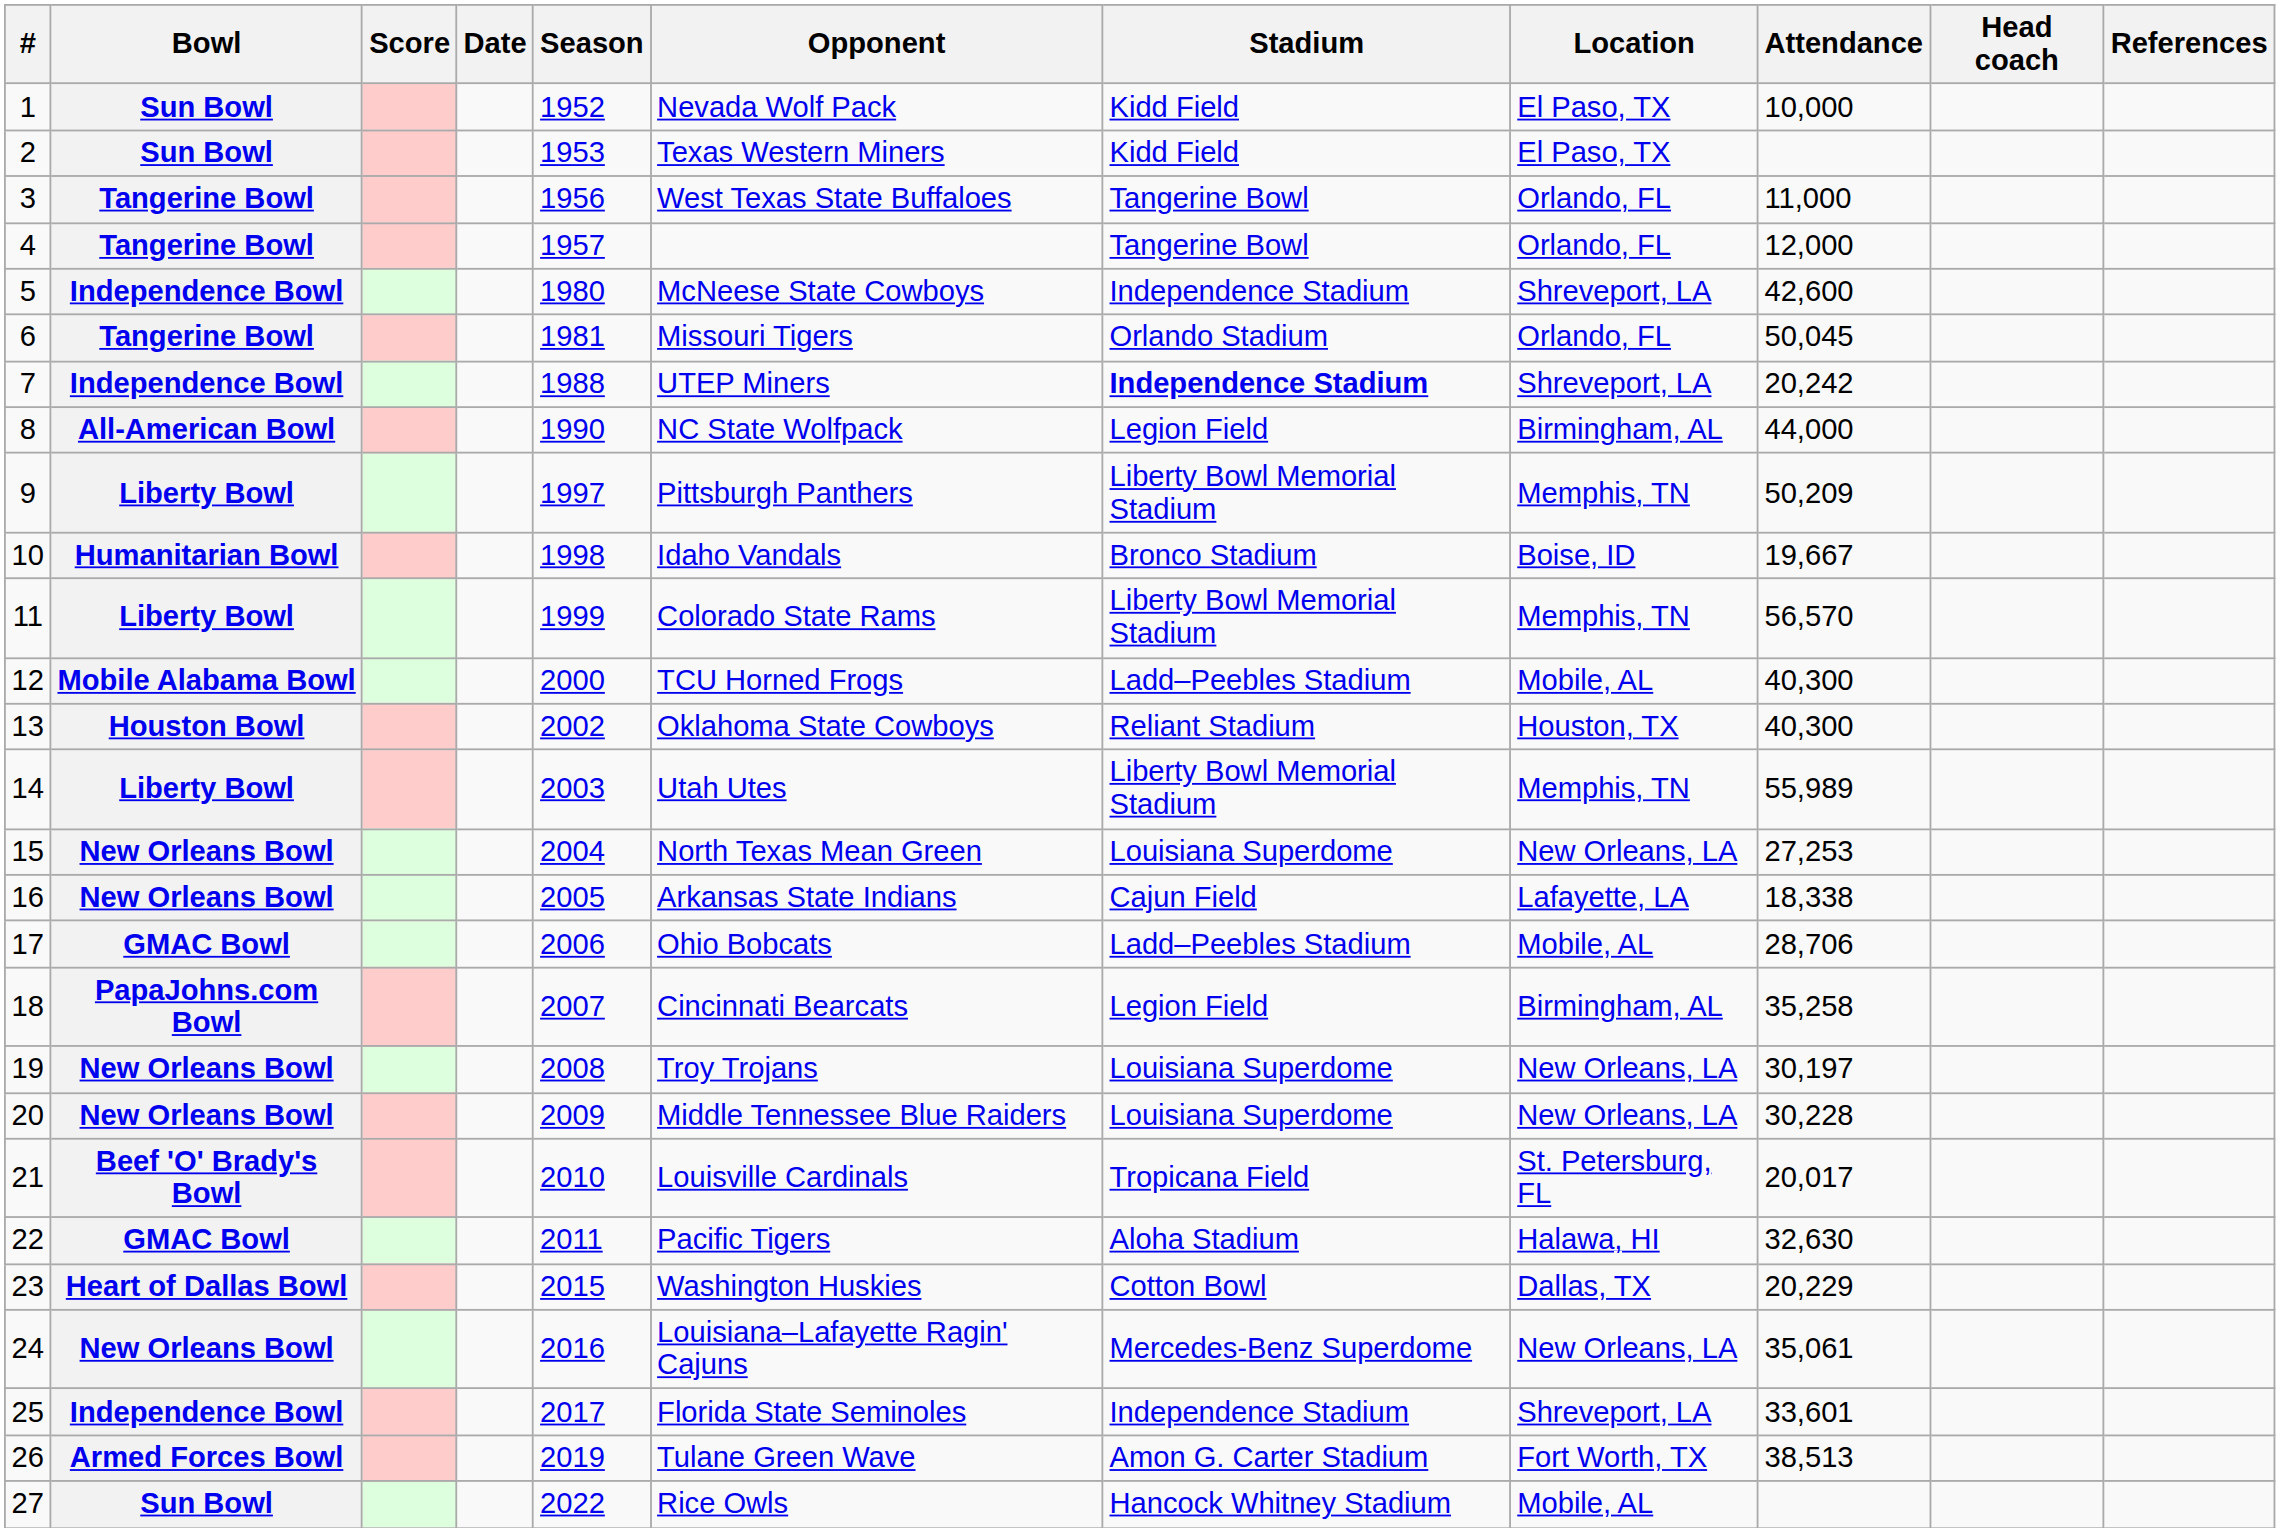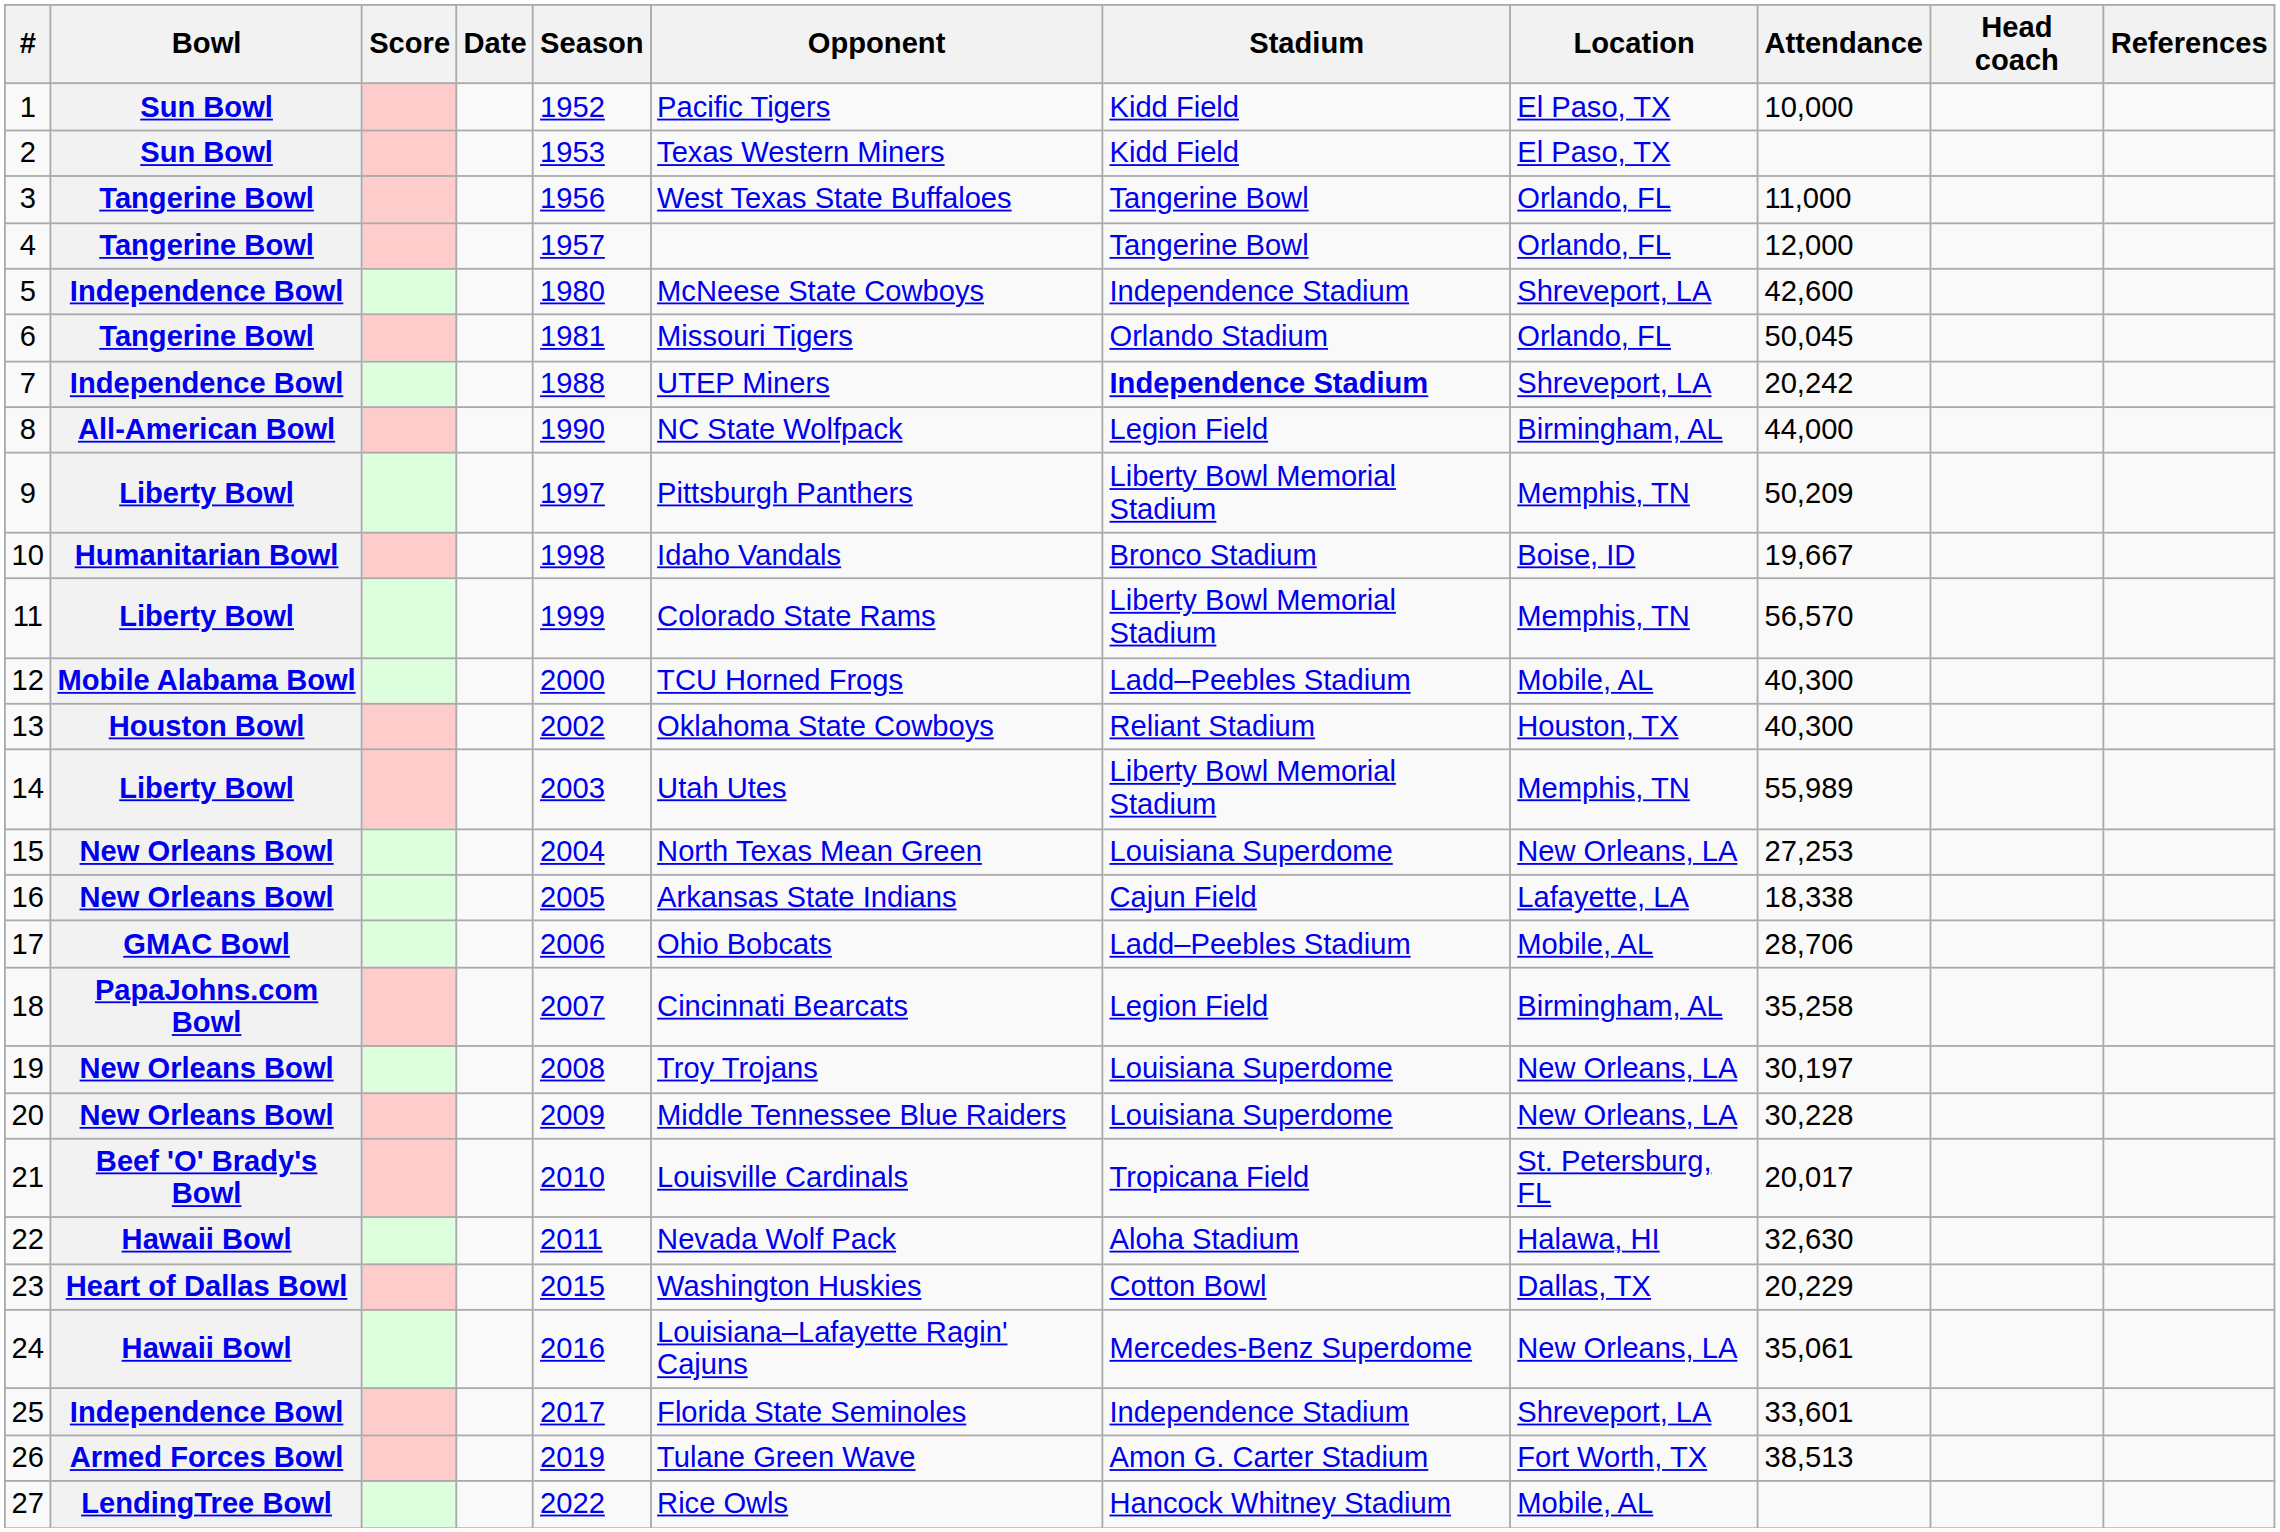(777, 106) Nevada Wolf Pack -> (744, 106) Pacific Tigers
(207, 1240) GMAC Bowl -> (207, 1240) Hawaii Bowl
(744, 1240) Pacific Tigers -> (777, 1240) Nevada Wolf Pack
(207, 1348) New Orleans Bowl -> (207, 1348) Hawaii Bowl
(207, 1503) Sun Bowl -> (207, 1503) LendingTree Bowl
